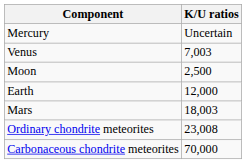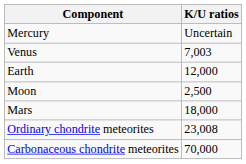rows swapped: (20, 91) <-> (22, 71)
(201, 110) 18,003 -> (201, 110) 18,000
